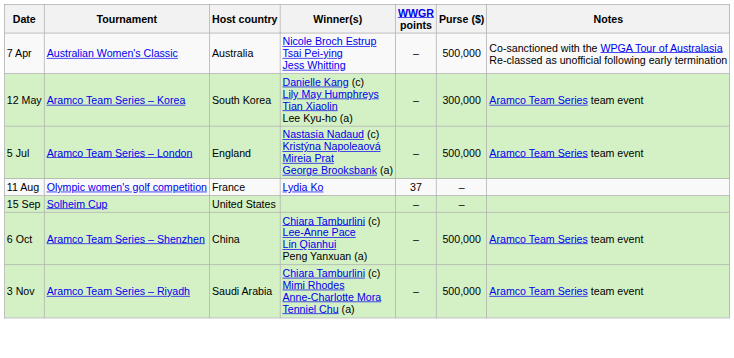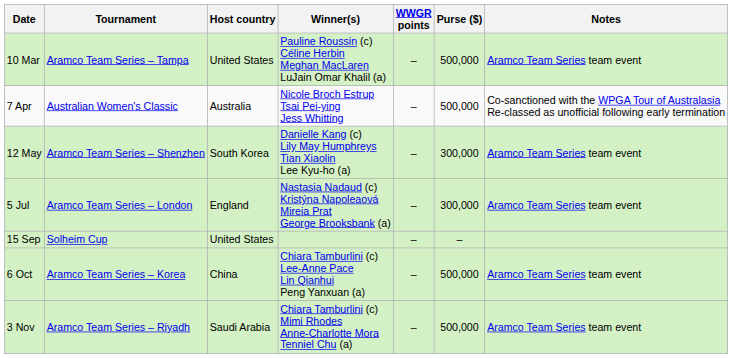+ row: (23, 60)
(116, 100) Aramco Team Series – Korea -> (126, 153) Aramco Team Series – Shenzhen
(462, 153) 500,000 -> (459, 205) 300,000
- row: (23, 187)
(126, 239) Aramco Team Series – Shenzhen -> (116, 275) Aramco Team Series – Korea
